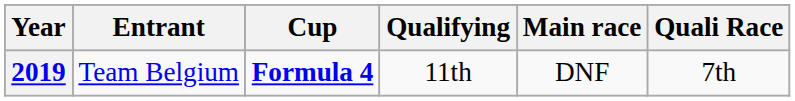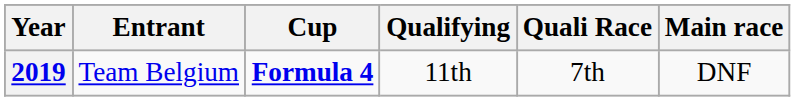columns swapped: (719, 27) <-> (582, 27)
